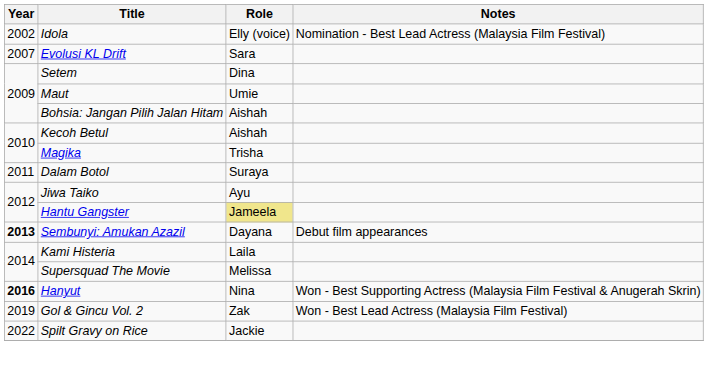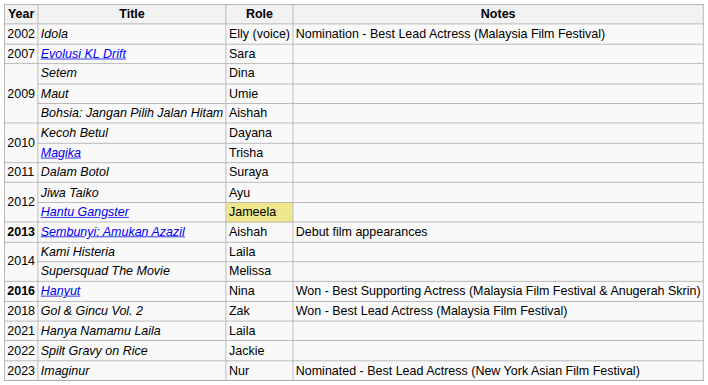(248, 133) Aishah -> (250, 133) Dayana
(250, 232) Dayana -> (248, 232) Aishah
(21, 311) 2019 -> (21, 311) 2018
+ row: (101, 331)
+ row: (65, 370)
